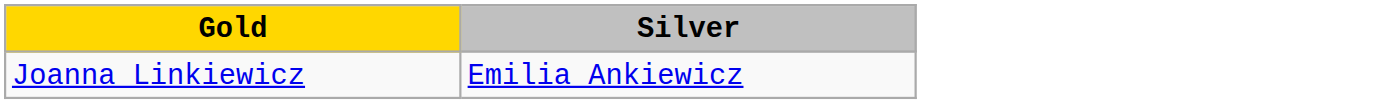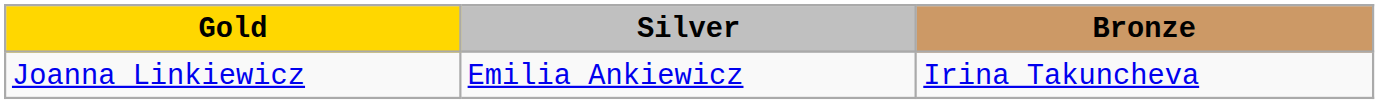+ column: (1144, 29)
